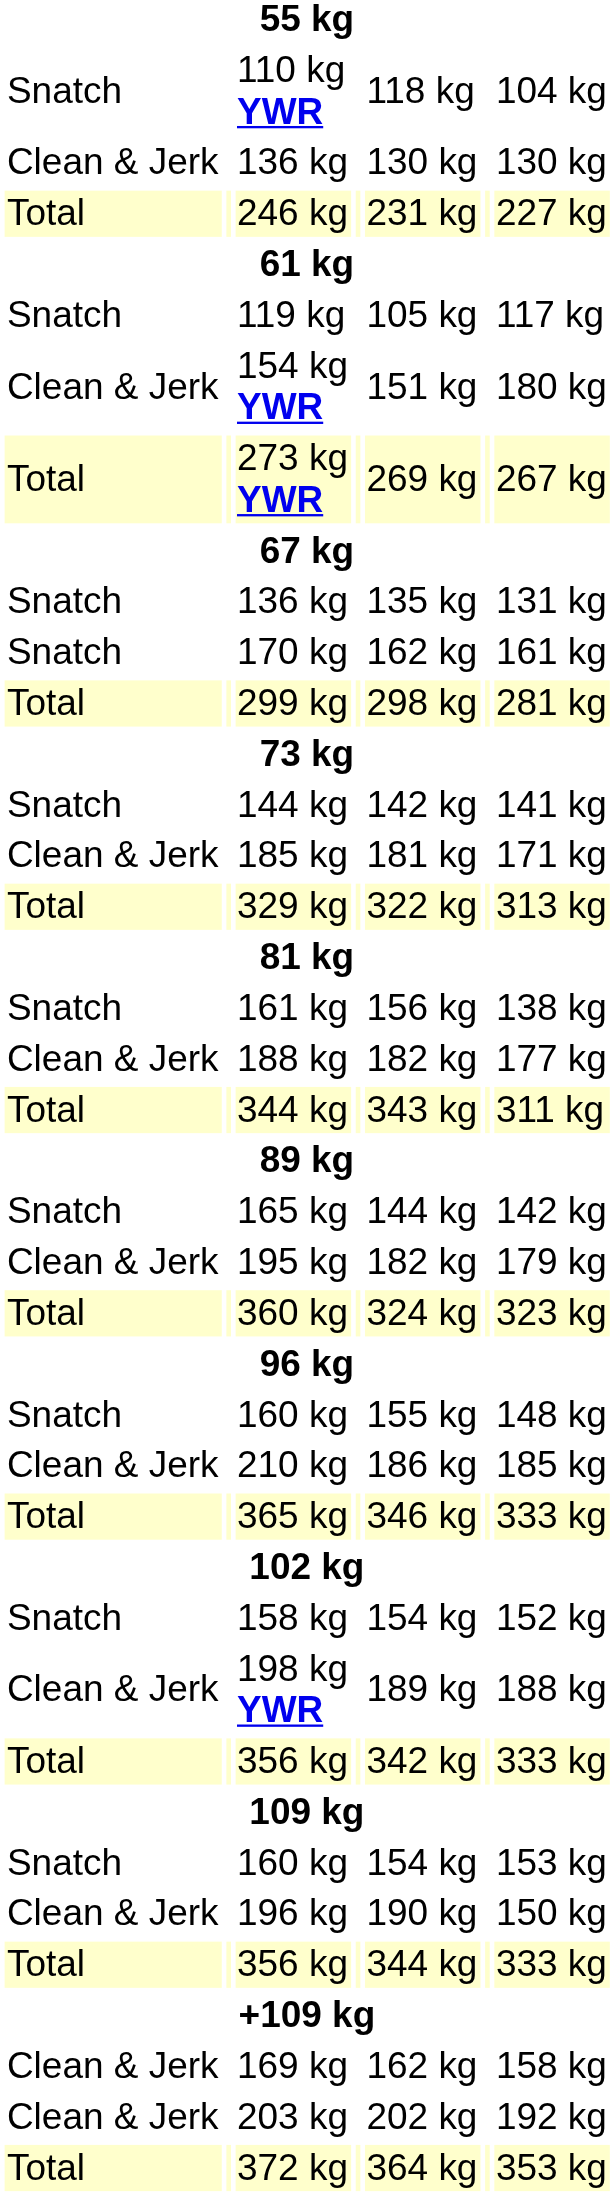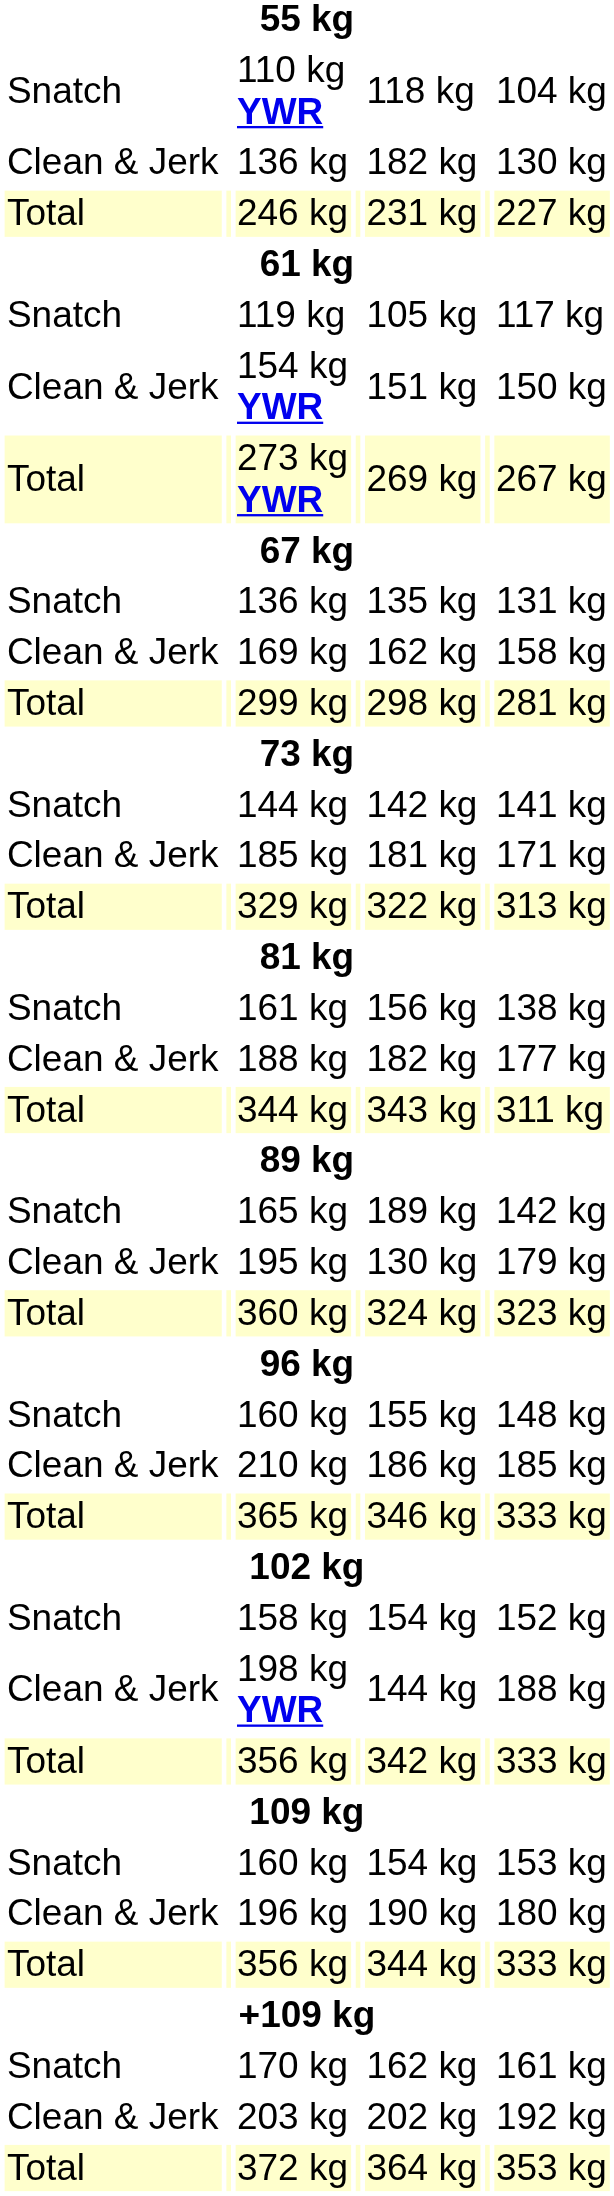(422, 162) 130 kg -> (422, 162) 182 kg
(551, 386) 180 kg -> (551, 386) 150 kg
rows swapped: (113, 2065) <-> (64, 652)
(422, 1211) 144 kg -> (422, 1211) 189 kg
(422, 1261) 182 kg -> (422, 1261) 130 kg
(422, 1689) 189 kg -> (422, 1689) 144 kg
(551, 1913) 150 kg -> (551, 1913) 180 kg
